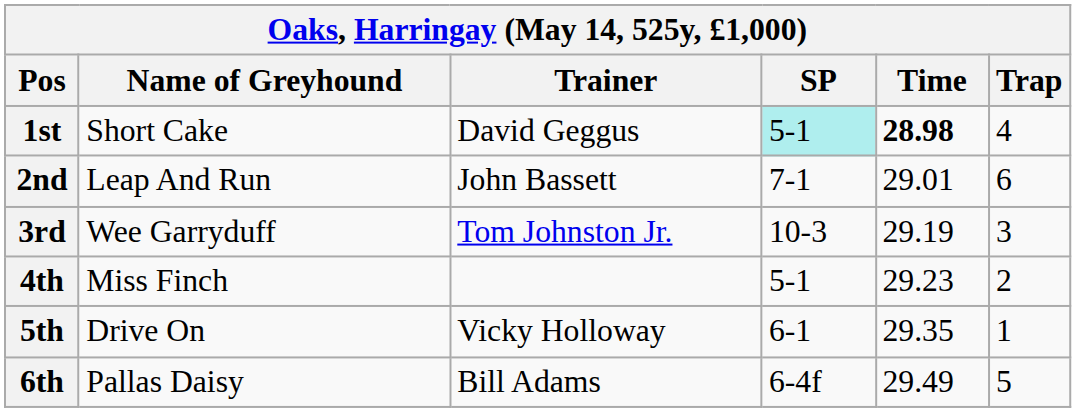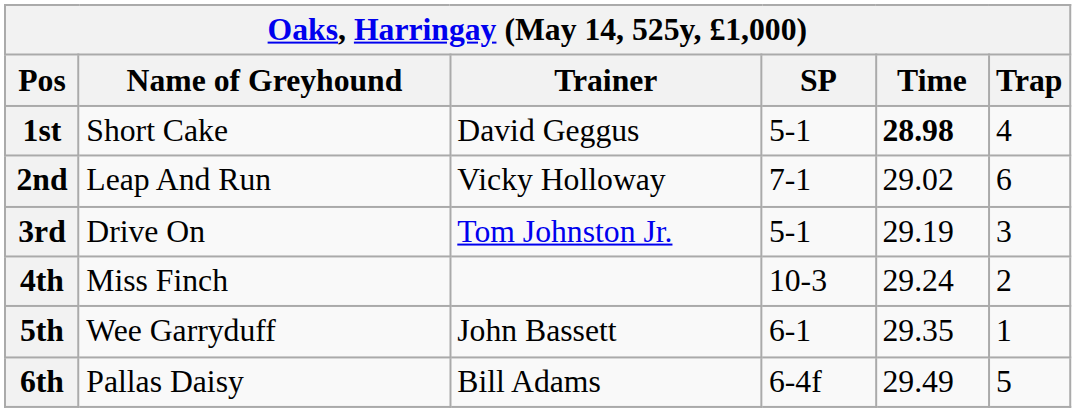(790, 130) paleturquoise background -> (790, 130) no background
(537, 180) John Bassett -> (561, 180) Vicky Holloway
(918, 180) 29.01 -> (918, 180) 29.02
(181, 230) Wee Garryduff -> (146, 230) Drive On
(798, 230) 10-3 -> (790, 230) 5-1
(790, 280) 5-1 -> (798, 280) 10-3
(918, 280) 29.23 -> (918, 280) 29.24
(146, 331) Drive On -> (181, 331) Wee Garryduff
(561, 331) Vicky Holloway -> (537, 331) John Bassett
